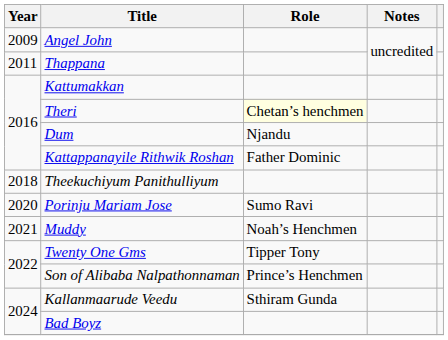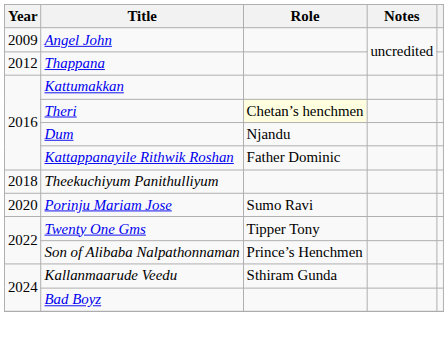(22, 63) 2011 -> (23, 63) 2012
- row: (65, 228)
